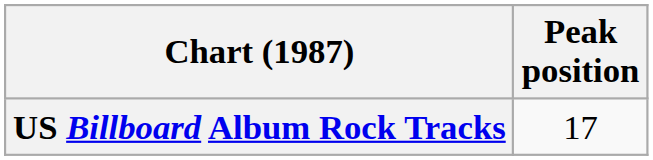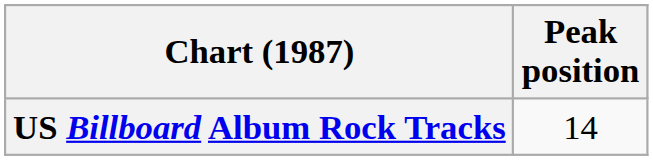(581, 126) 17 -> (581, 126) 14
